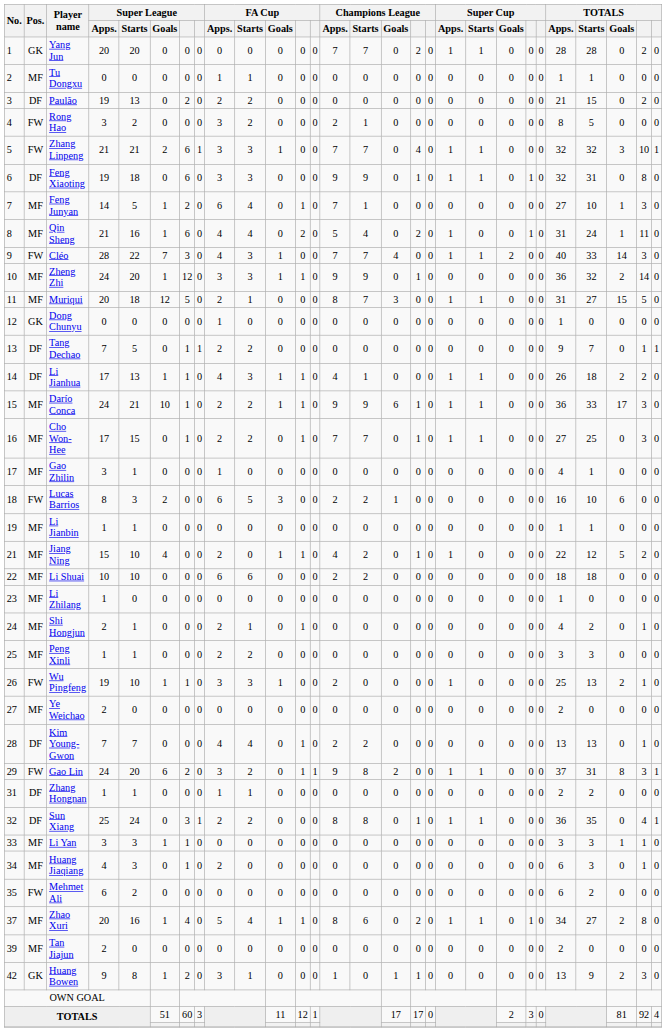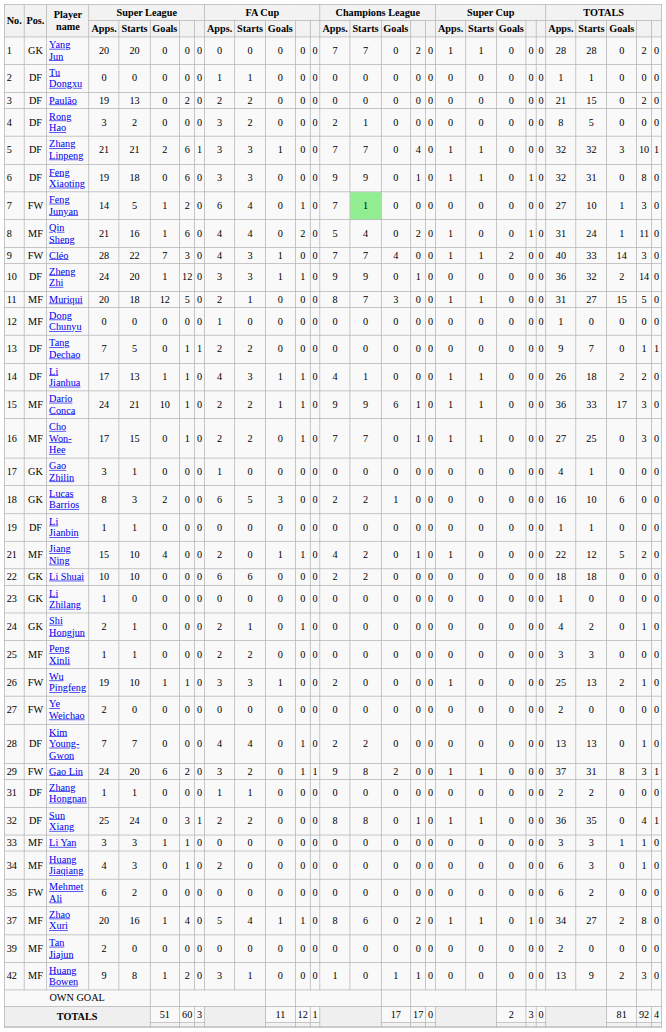(35, 78) MF -> (35, 78) DF
(35, 122) FW -> (35, 122) DF
(35, 150) FW -> (35, 150) DF
(35, 205) MF -> (35, 205) FW
(366, 205) no background -> (366, 205) lightgreen background
(35, 277) MF -> (35, 277) DF
(35, 321) GK -> (35, 321) MF
(35, 471) MF -> (35, 471) GK
(35, 499) FW -> (35, 499) GK
(35, 527) MF -> (35, 527) DF
(35, 577) MF -> (35, 577) GK
(35, 599) MF -> (35, 599) GK
(35, 627) MF -> (35, 627) GK
(35, 710) MF -> (35, 710) FW
(35, 976) GK -> (35, 976) MF
